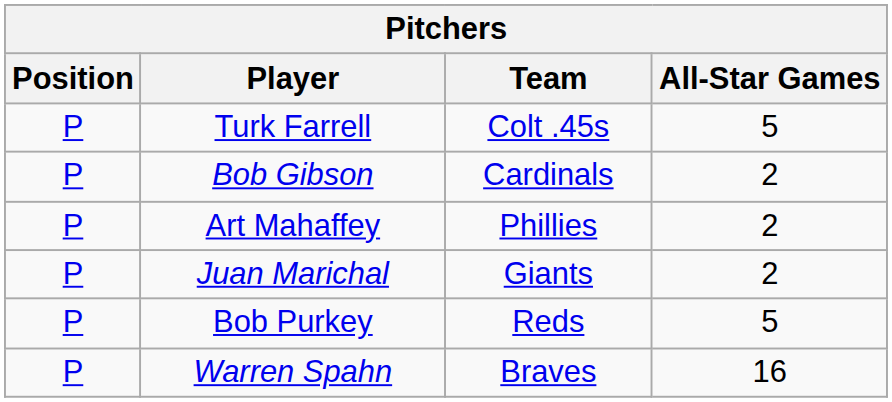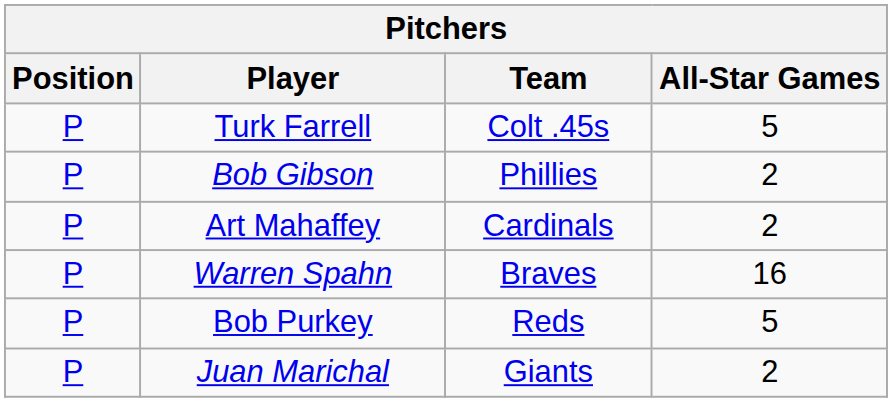(548, 175) Cardinals -> (548, 175) Phillies
(548, 224) Phillies -> (548, 224) Cardinals
rows swapped: (293, 273) <-> (293, 371)
